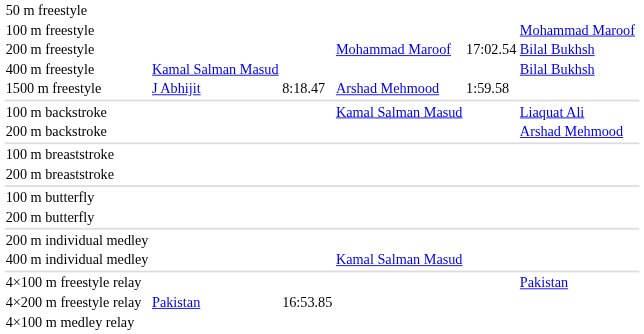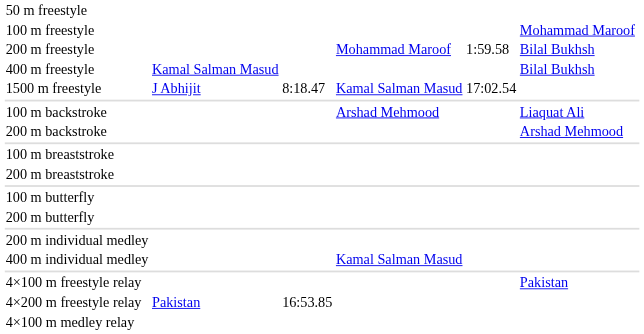(491, 49) 17:02.54 -> (488, 49) 1:59.58
(388, 89) Arshad Mehmood -> (399, 89) Kamal Salman Masud
(488, 89) 1:59.58 -> (491, 89) 17:02.54
(399, 112) Kamal Salman Masud -> (388, 112) Arshad Mehmood
